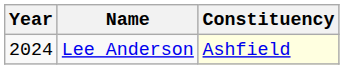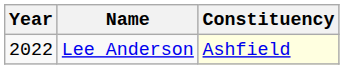(31, 50) 2024 -> (31, 50) 2022
